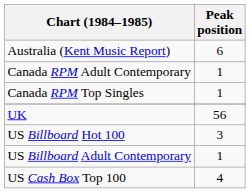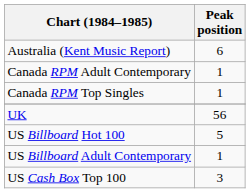(220, 135) 3 -> (220, 135) 5
(220, 177) 4 -> (220, 177) 3
